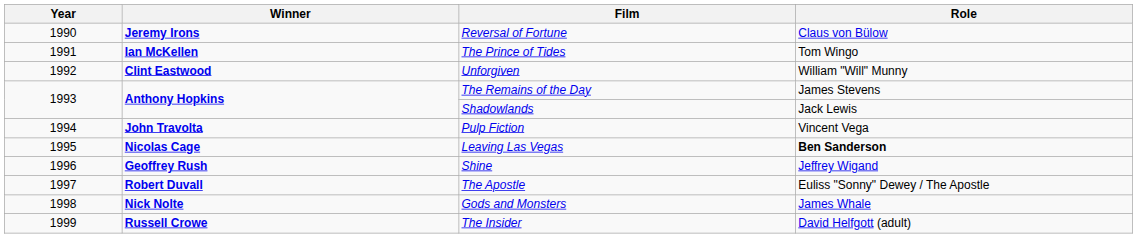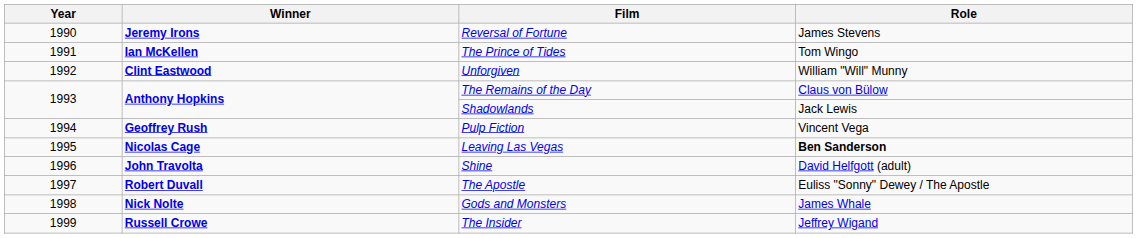(843, 33) Claus von Bülow -> (839, 33) James Stevens
(839, 90) James Stevens -> (843, 90) Claus von Bülow
(164, 128) John Travolta -> (166, 128) Geoffrey Rush
(166, 166) Geoffrey Rush -> (164, 166) John Travolta
(838, 166) Jeffrey Wigand -> (855, 166) David Helfgott (adult)
(855, 223) David Helfgott (adult) -> (838, 223) Jeffrey Wigand
